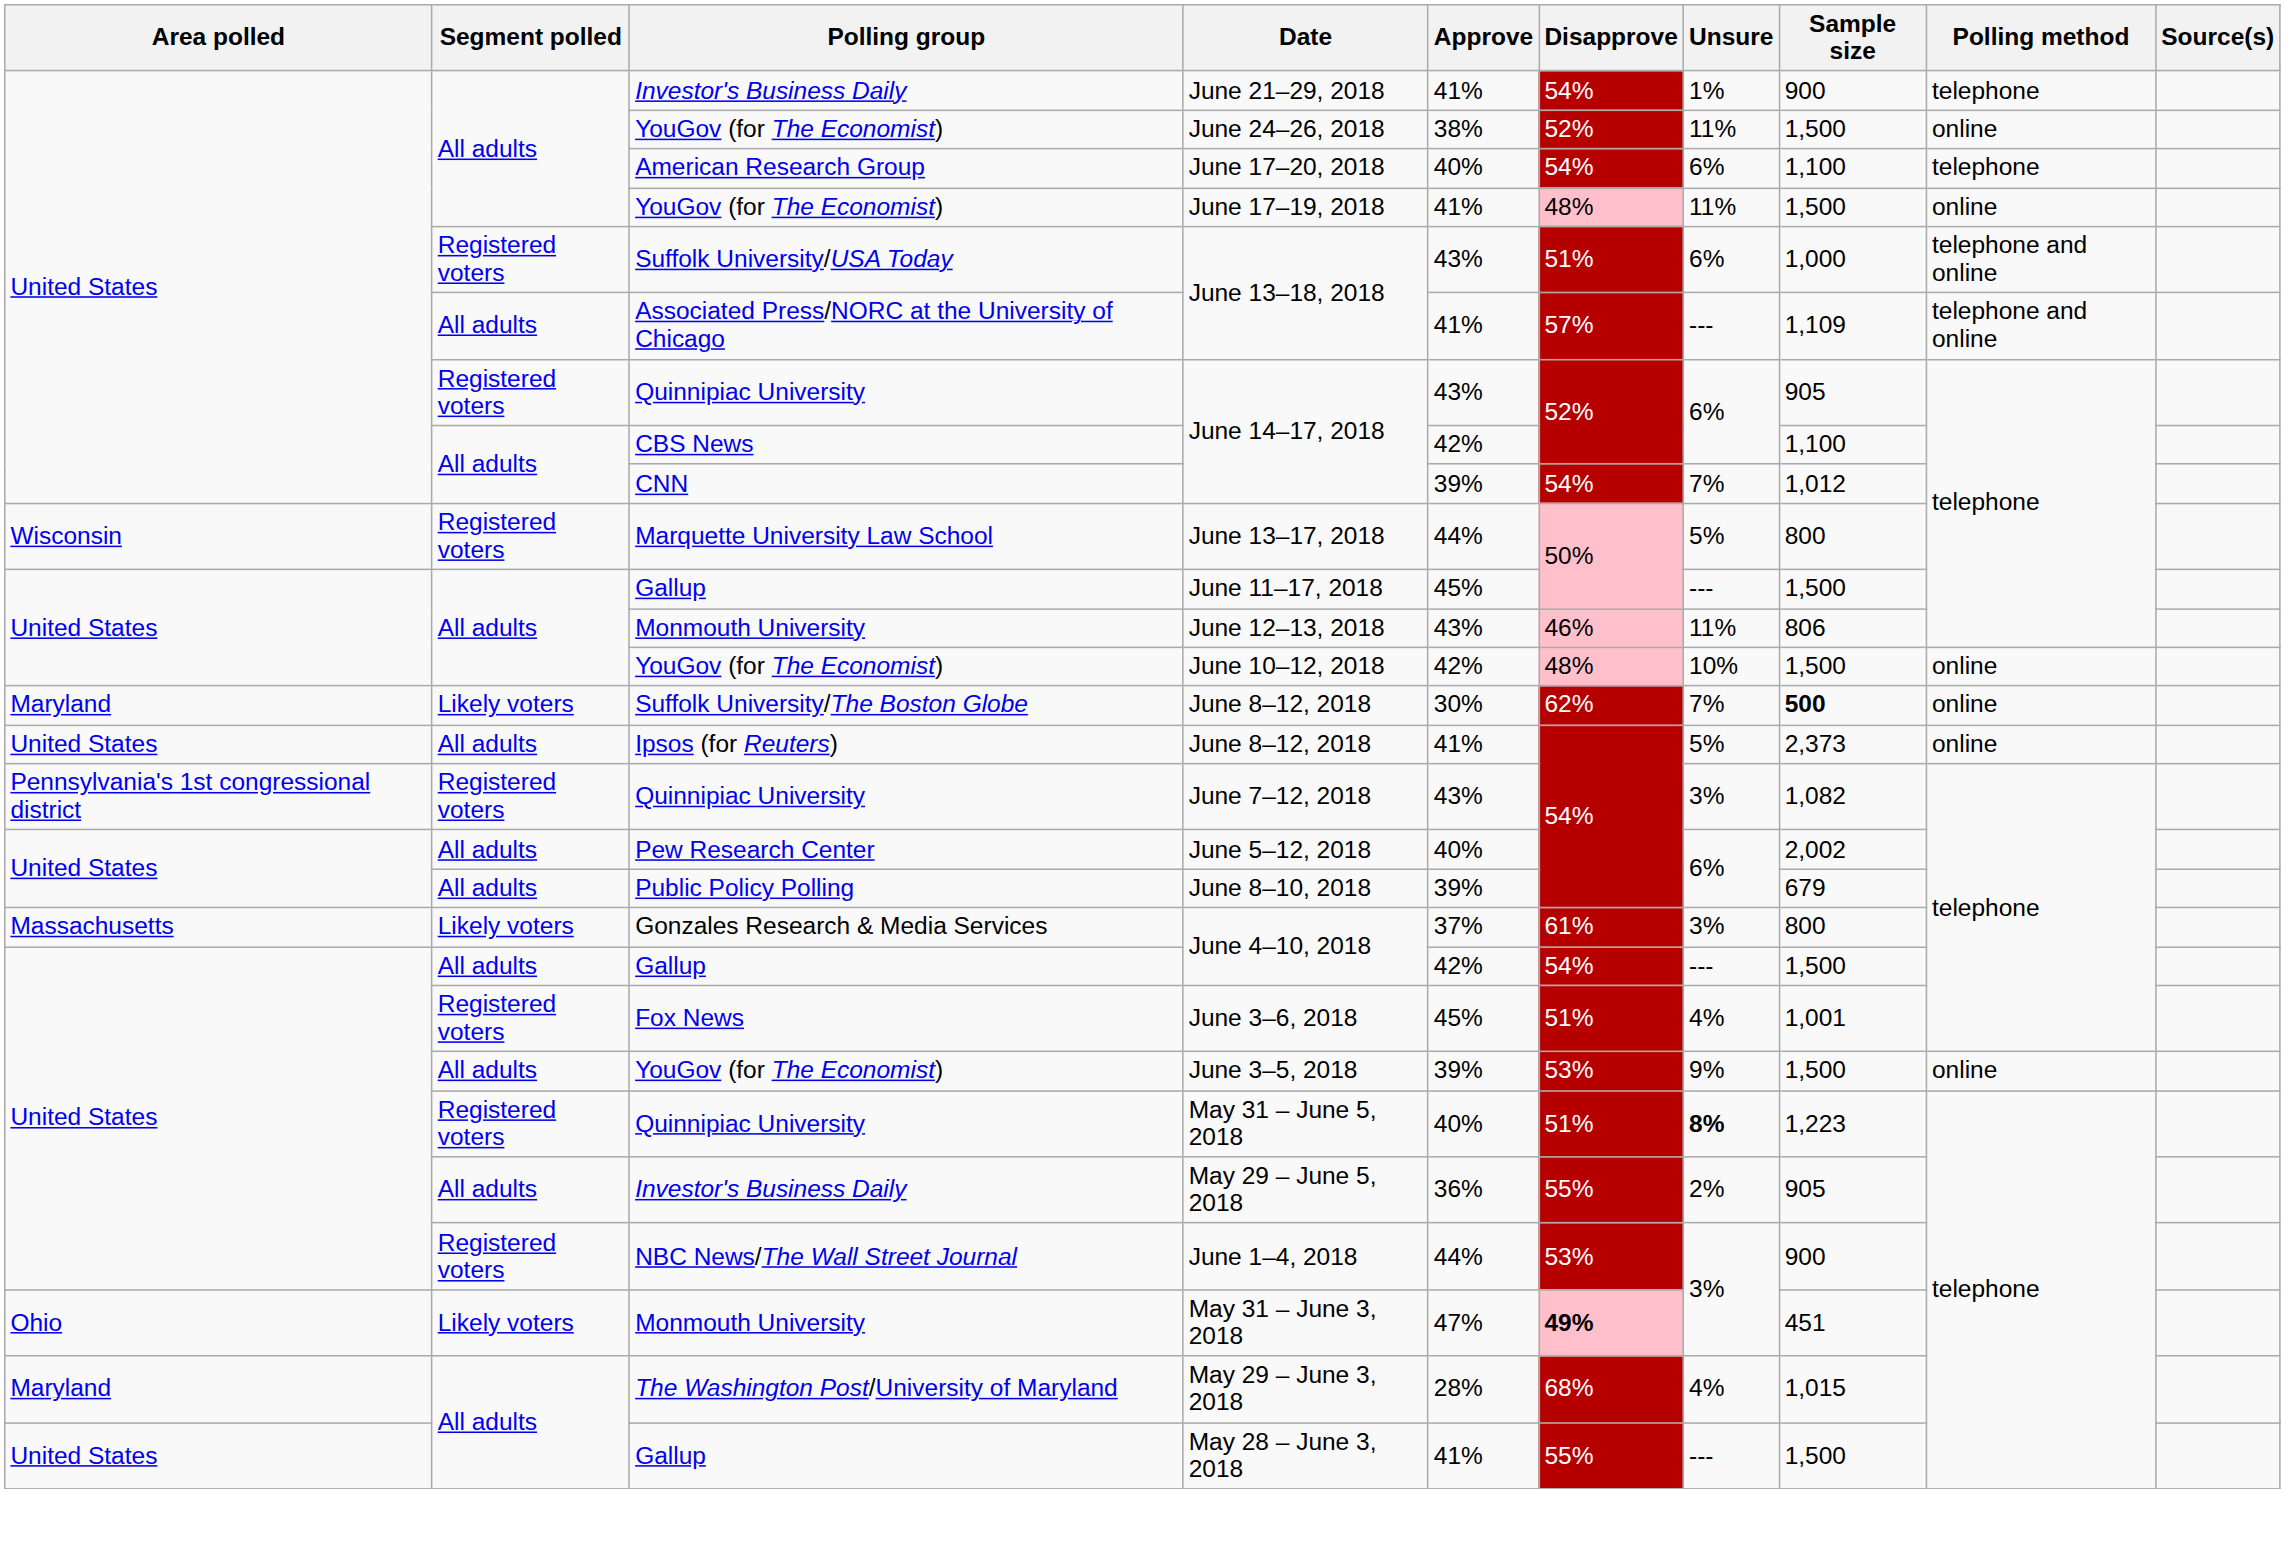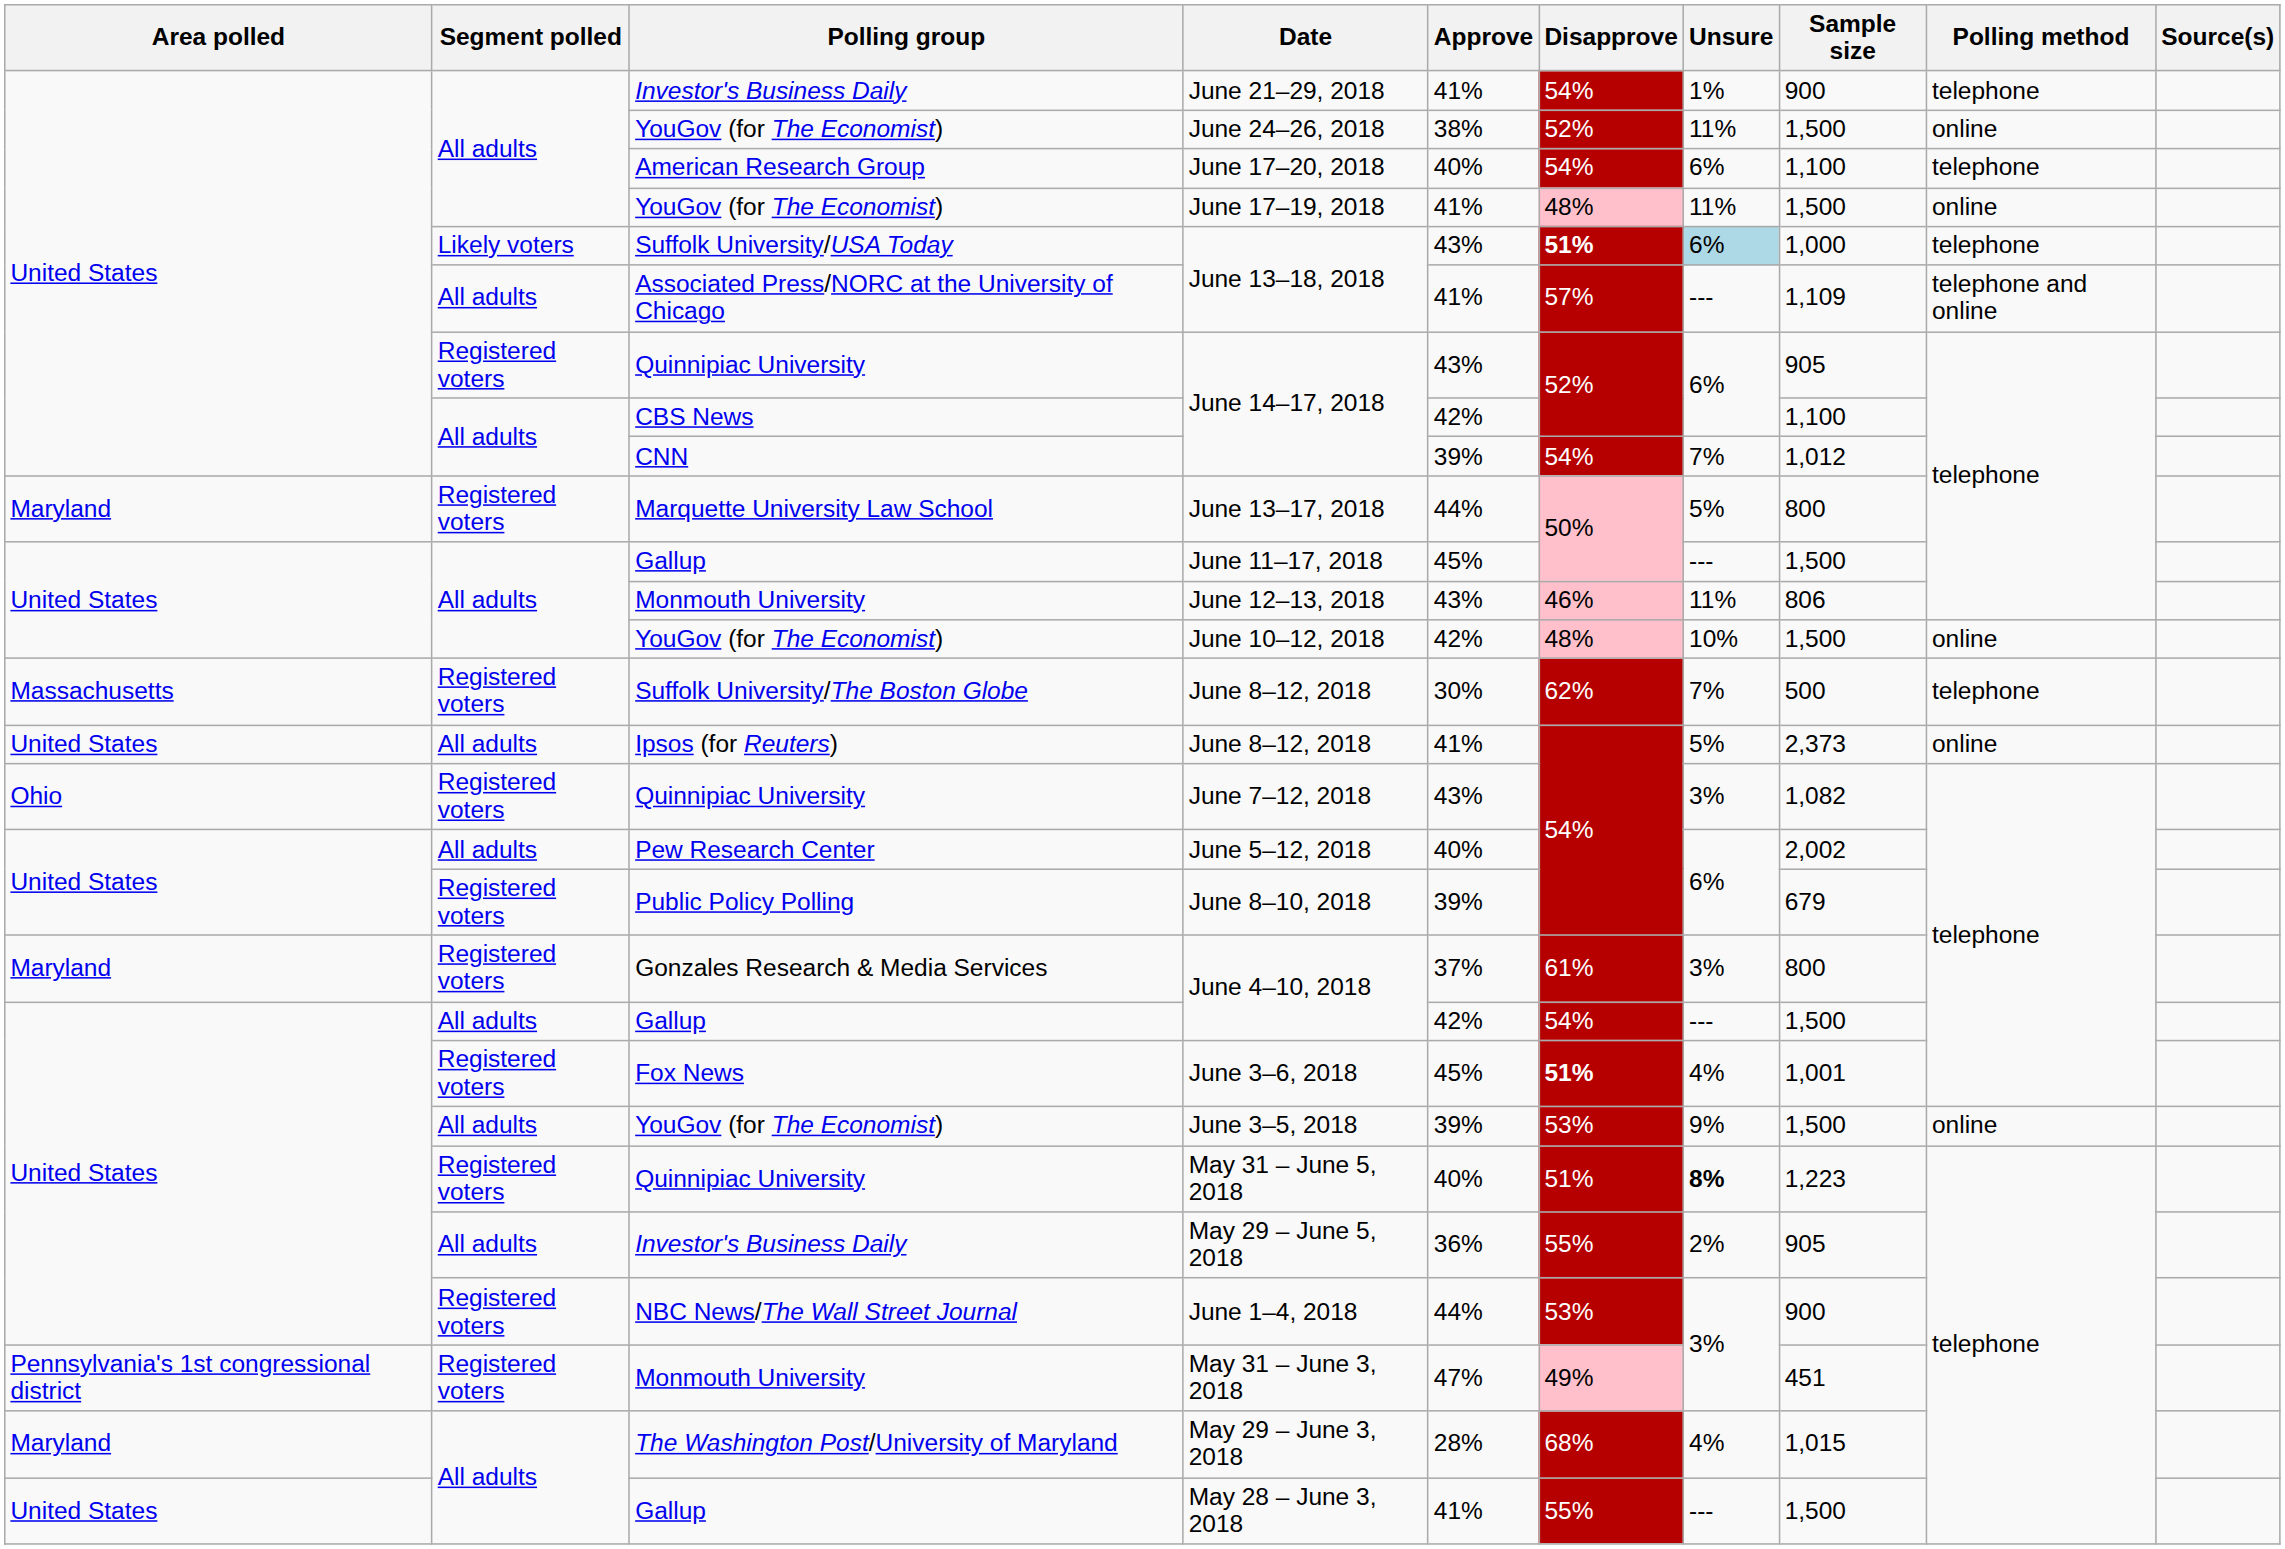(497, 259) Registered voters -> (506, 245) Likely voters
(1569, 259) normal -> (1569, 245) bold
(1707, 259) no background -> (1707, 245) lightblue background
(2010, 259) telephone and online -> (1986, 245) telephone
(66, 536) Wisconsin -> (61, 508) Maryland
(61, 705) Maryland -> (92, 691) Massachusetts
(506, 705) Likely voters -> (497, 691) Registered voters
(1805, 705) bold -> (1805, 691) normal
(1965, 705) online -> (1986, 691) telephone
(190, 796) Pennsylvania's 1st congressional district -> (36, 796) Ohio
(487, 887) All adults -> (497, 901) Registered voters
(92, 926) Massachusetts -> (61, 968) Maryland
(506, 926) Likely voters -> (497, 968) Registered voters
(1569, 1018) normal -> (1569, 1073) bold
(36, 1322) Ohio -> (190, 1377) Pennsylvania's 1st congressional district
(506, 1322) Likely voters -> (497, 1377) Registered voters
(1569, 1322) bold -> (1569, 1377) normal
